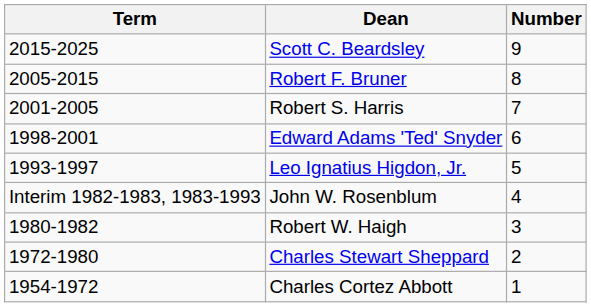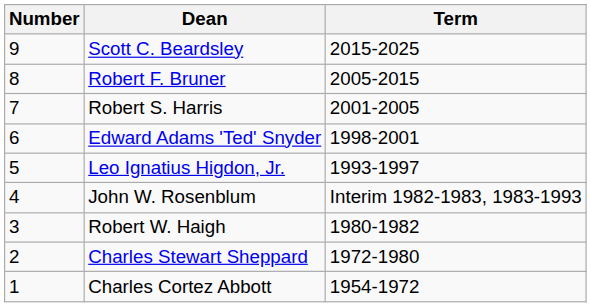columns swapped: (546, 19) <-> (135, 19)
